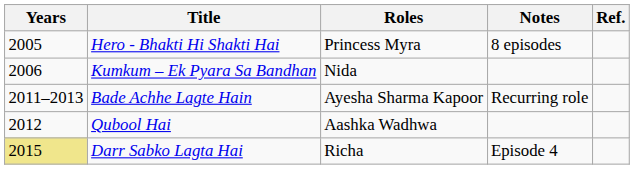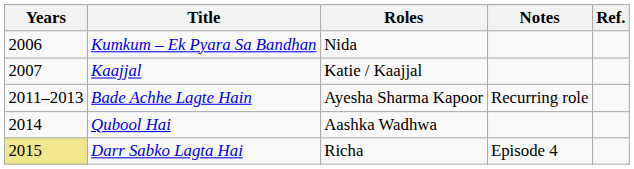- row: (185, 44)
+ row: (116, 71)
(25, 124) 2012 -> (25, 124) 2014
